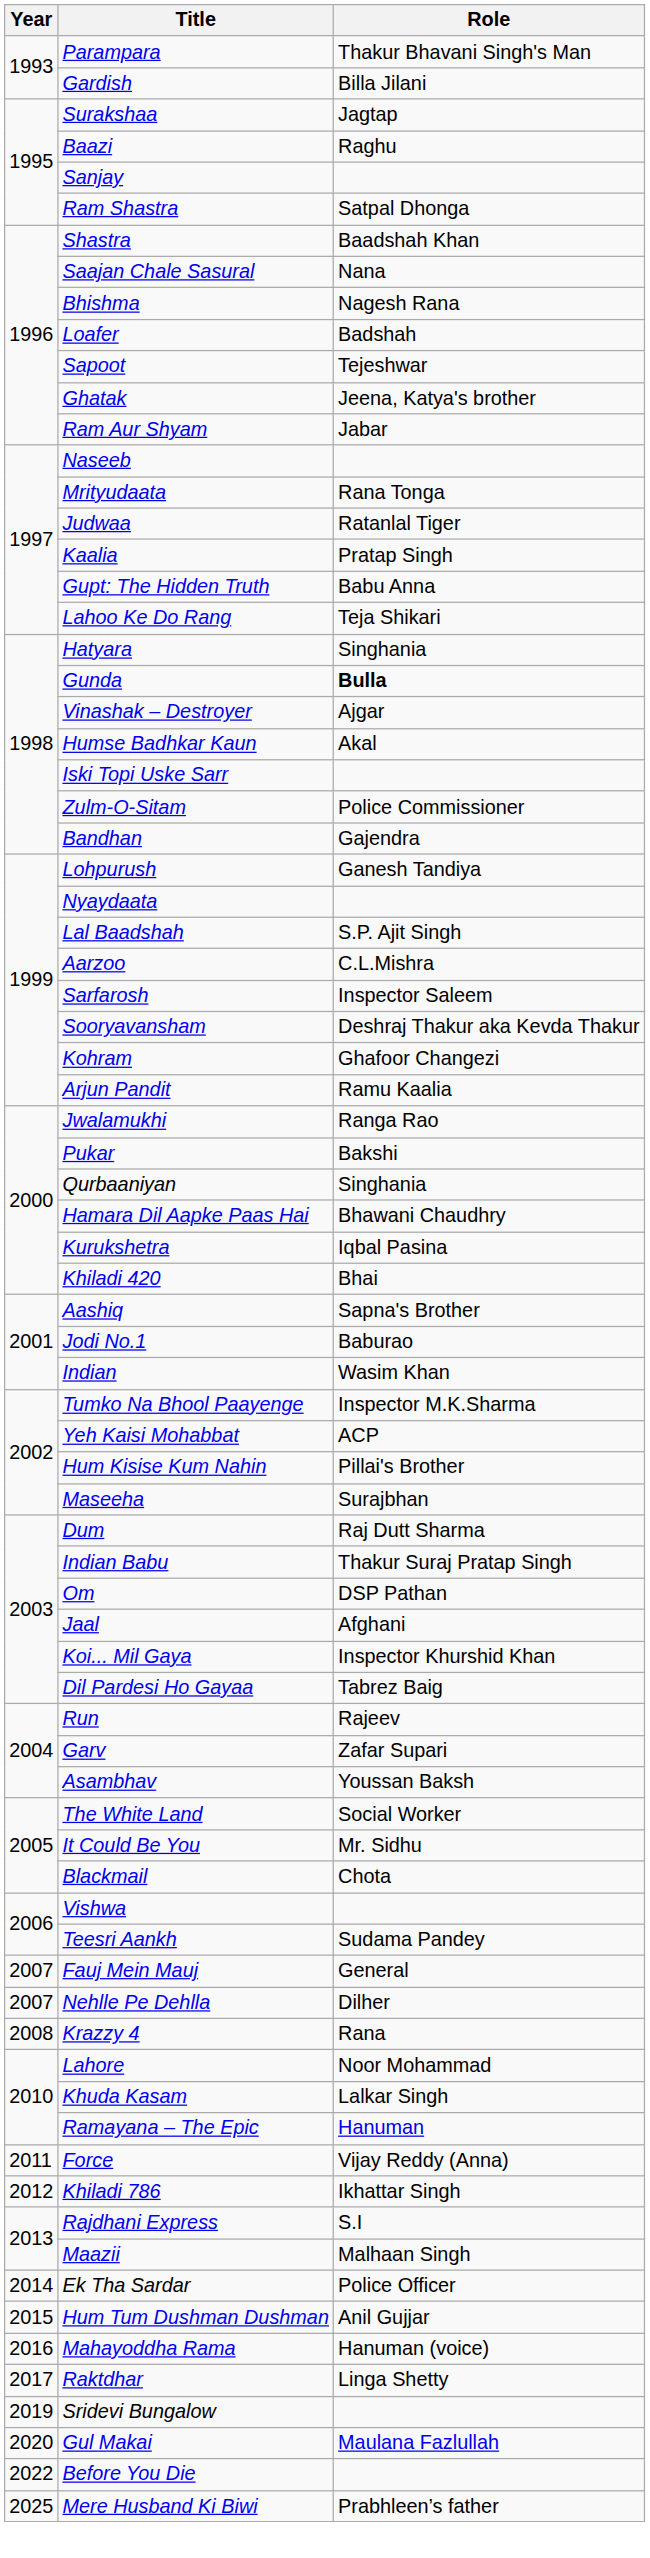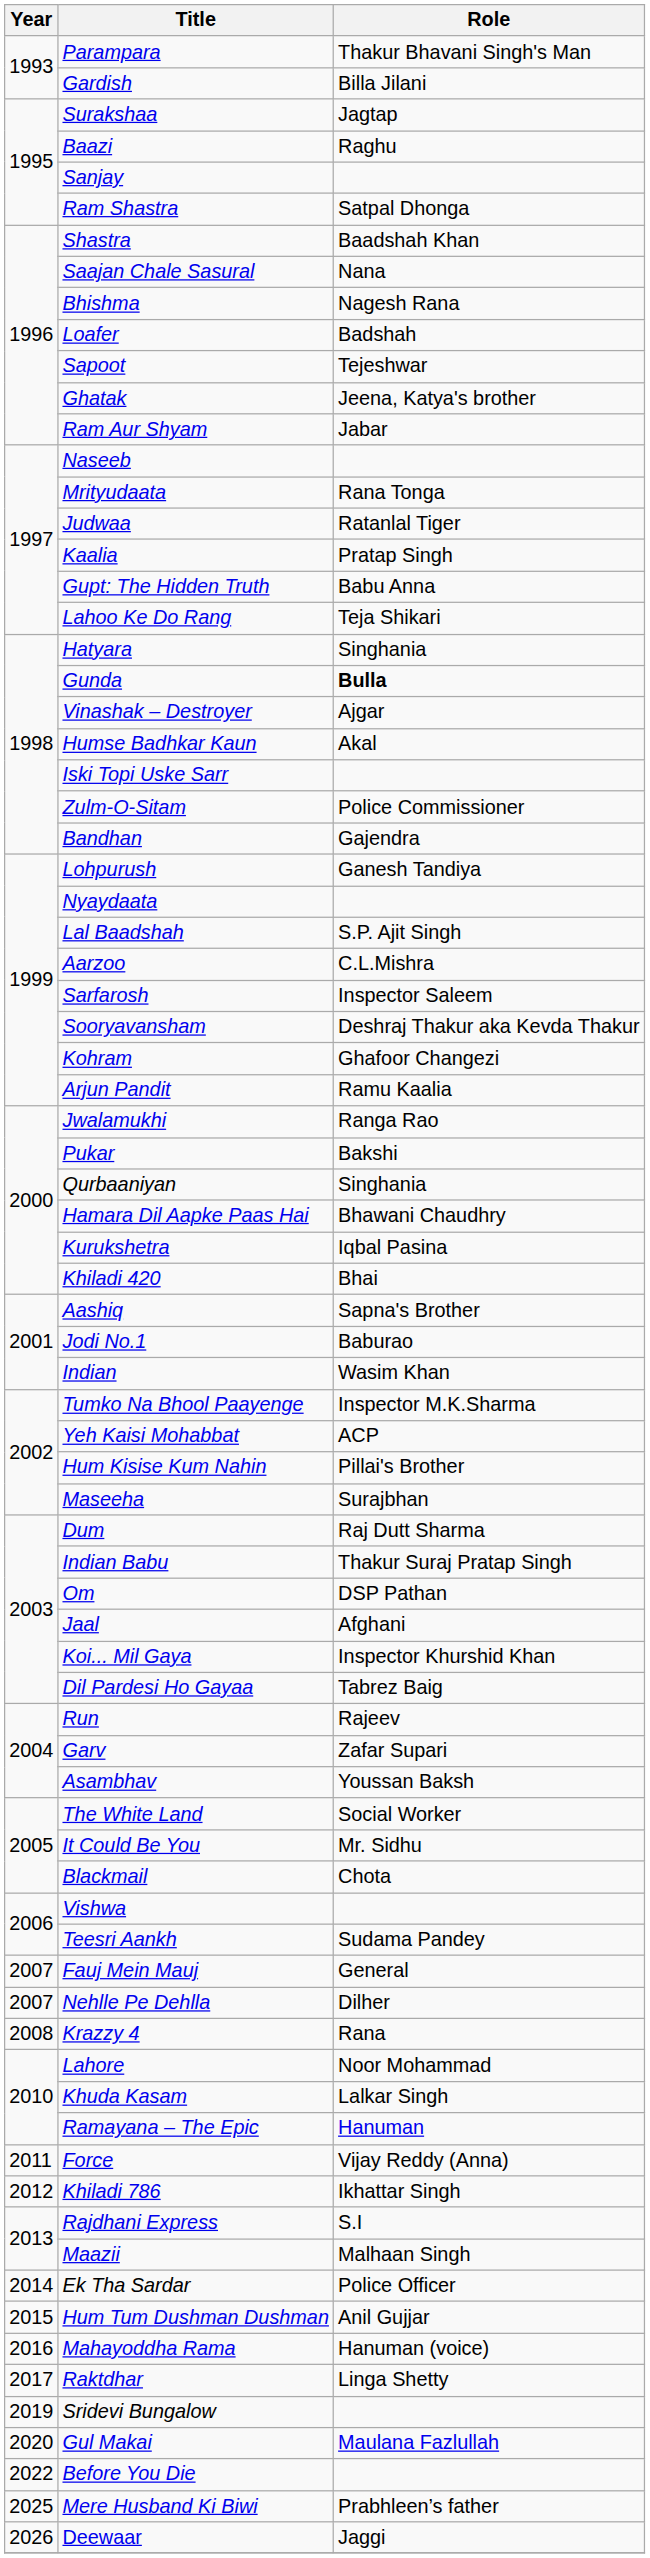+ row: (102, 2537)
